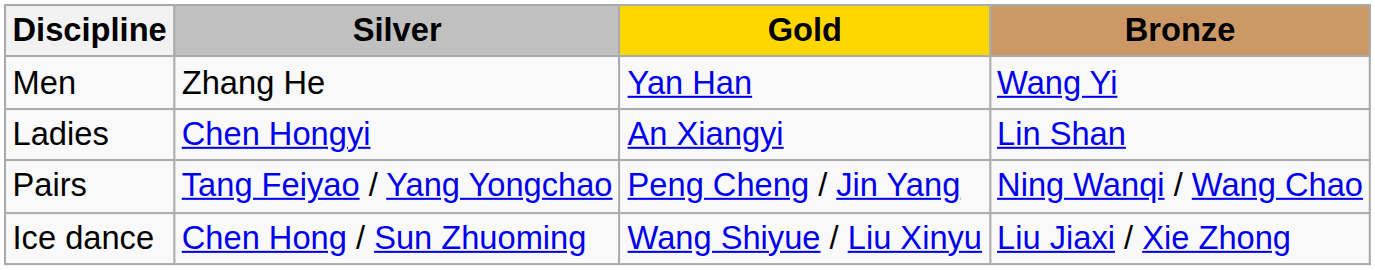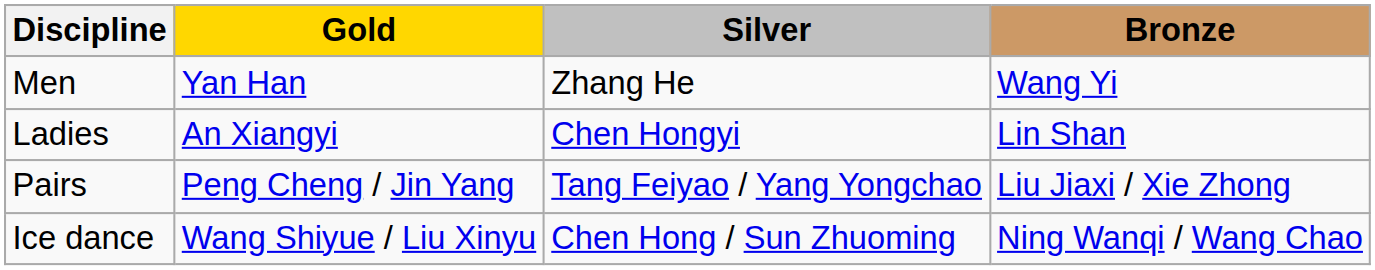columns swapped: (805, 30) <-> (397, 30)
(1180, 185) Ning Wanqi / Wang Chao -> (1144, 185) Liu Jiaxi / Xie Zhong
(1144, 237) Liu Jiaxi / Xie Zhong -> (1180, 237) Ning Wanqi / Wang Chao
